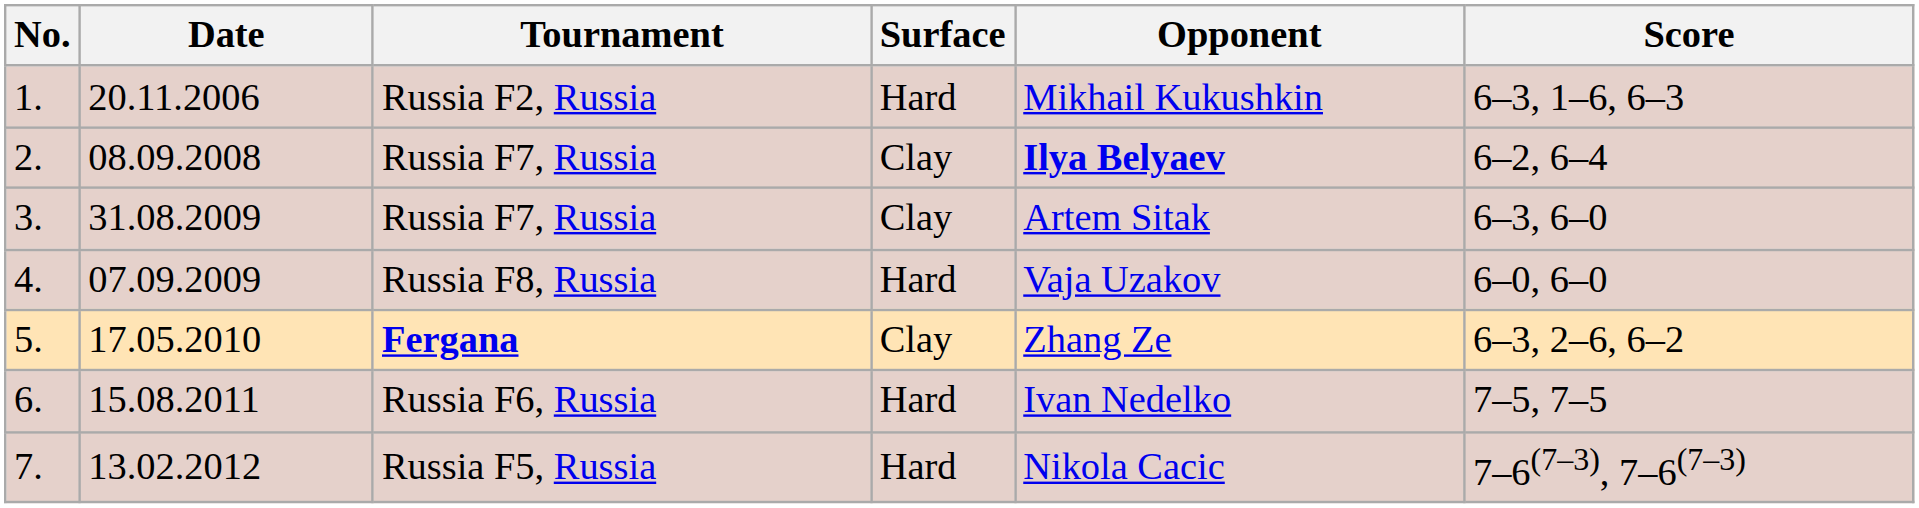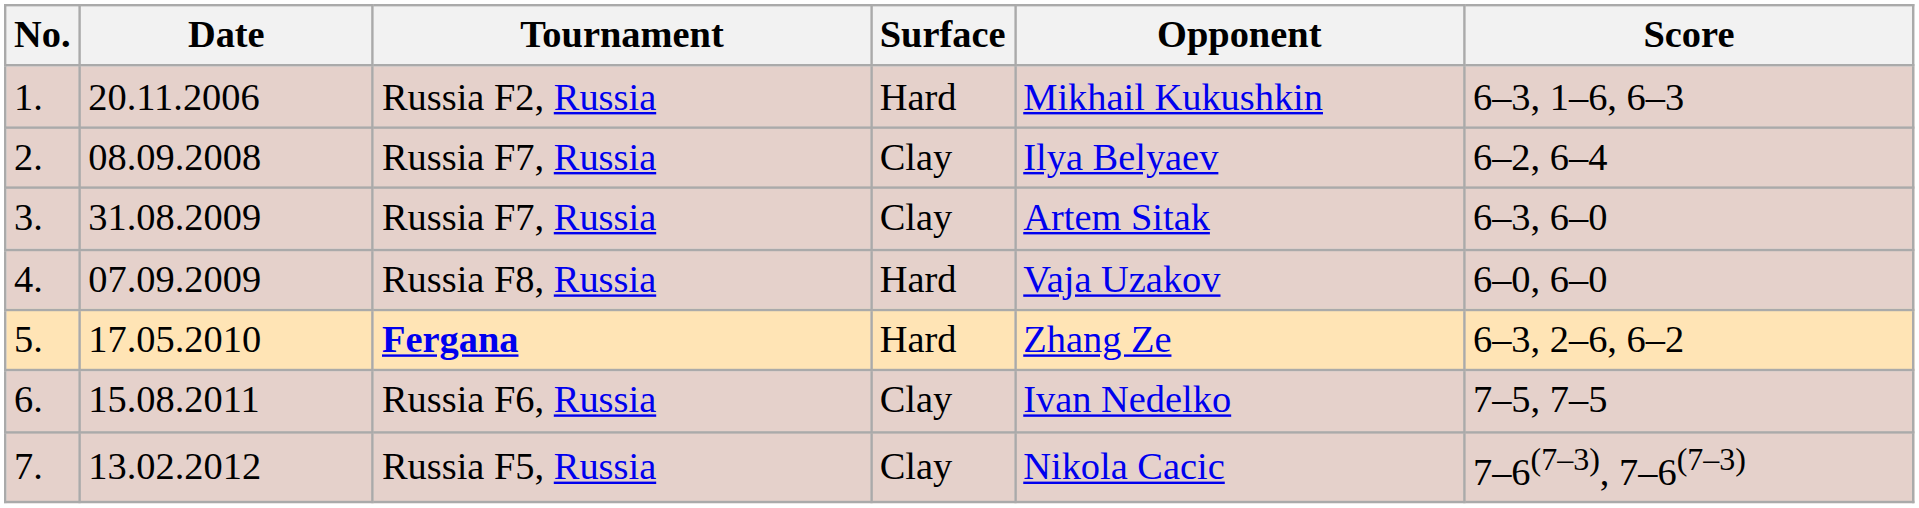(1124, 156) bold -> (1121, 156) normal
(916, 339) Clay -> (918, 339) Hard
(918, 400) Hard -> (916, 400) Clay
(918, 466) Hard -> (916, 466) Clay
